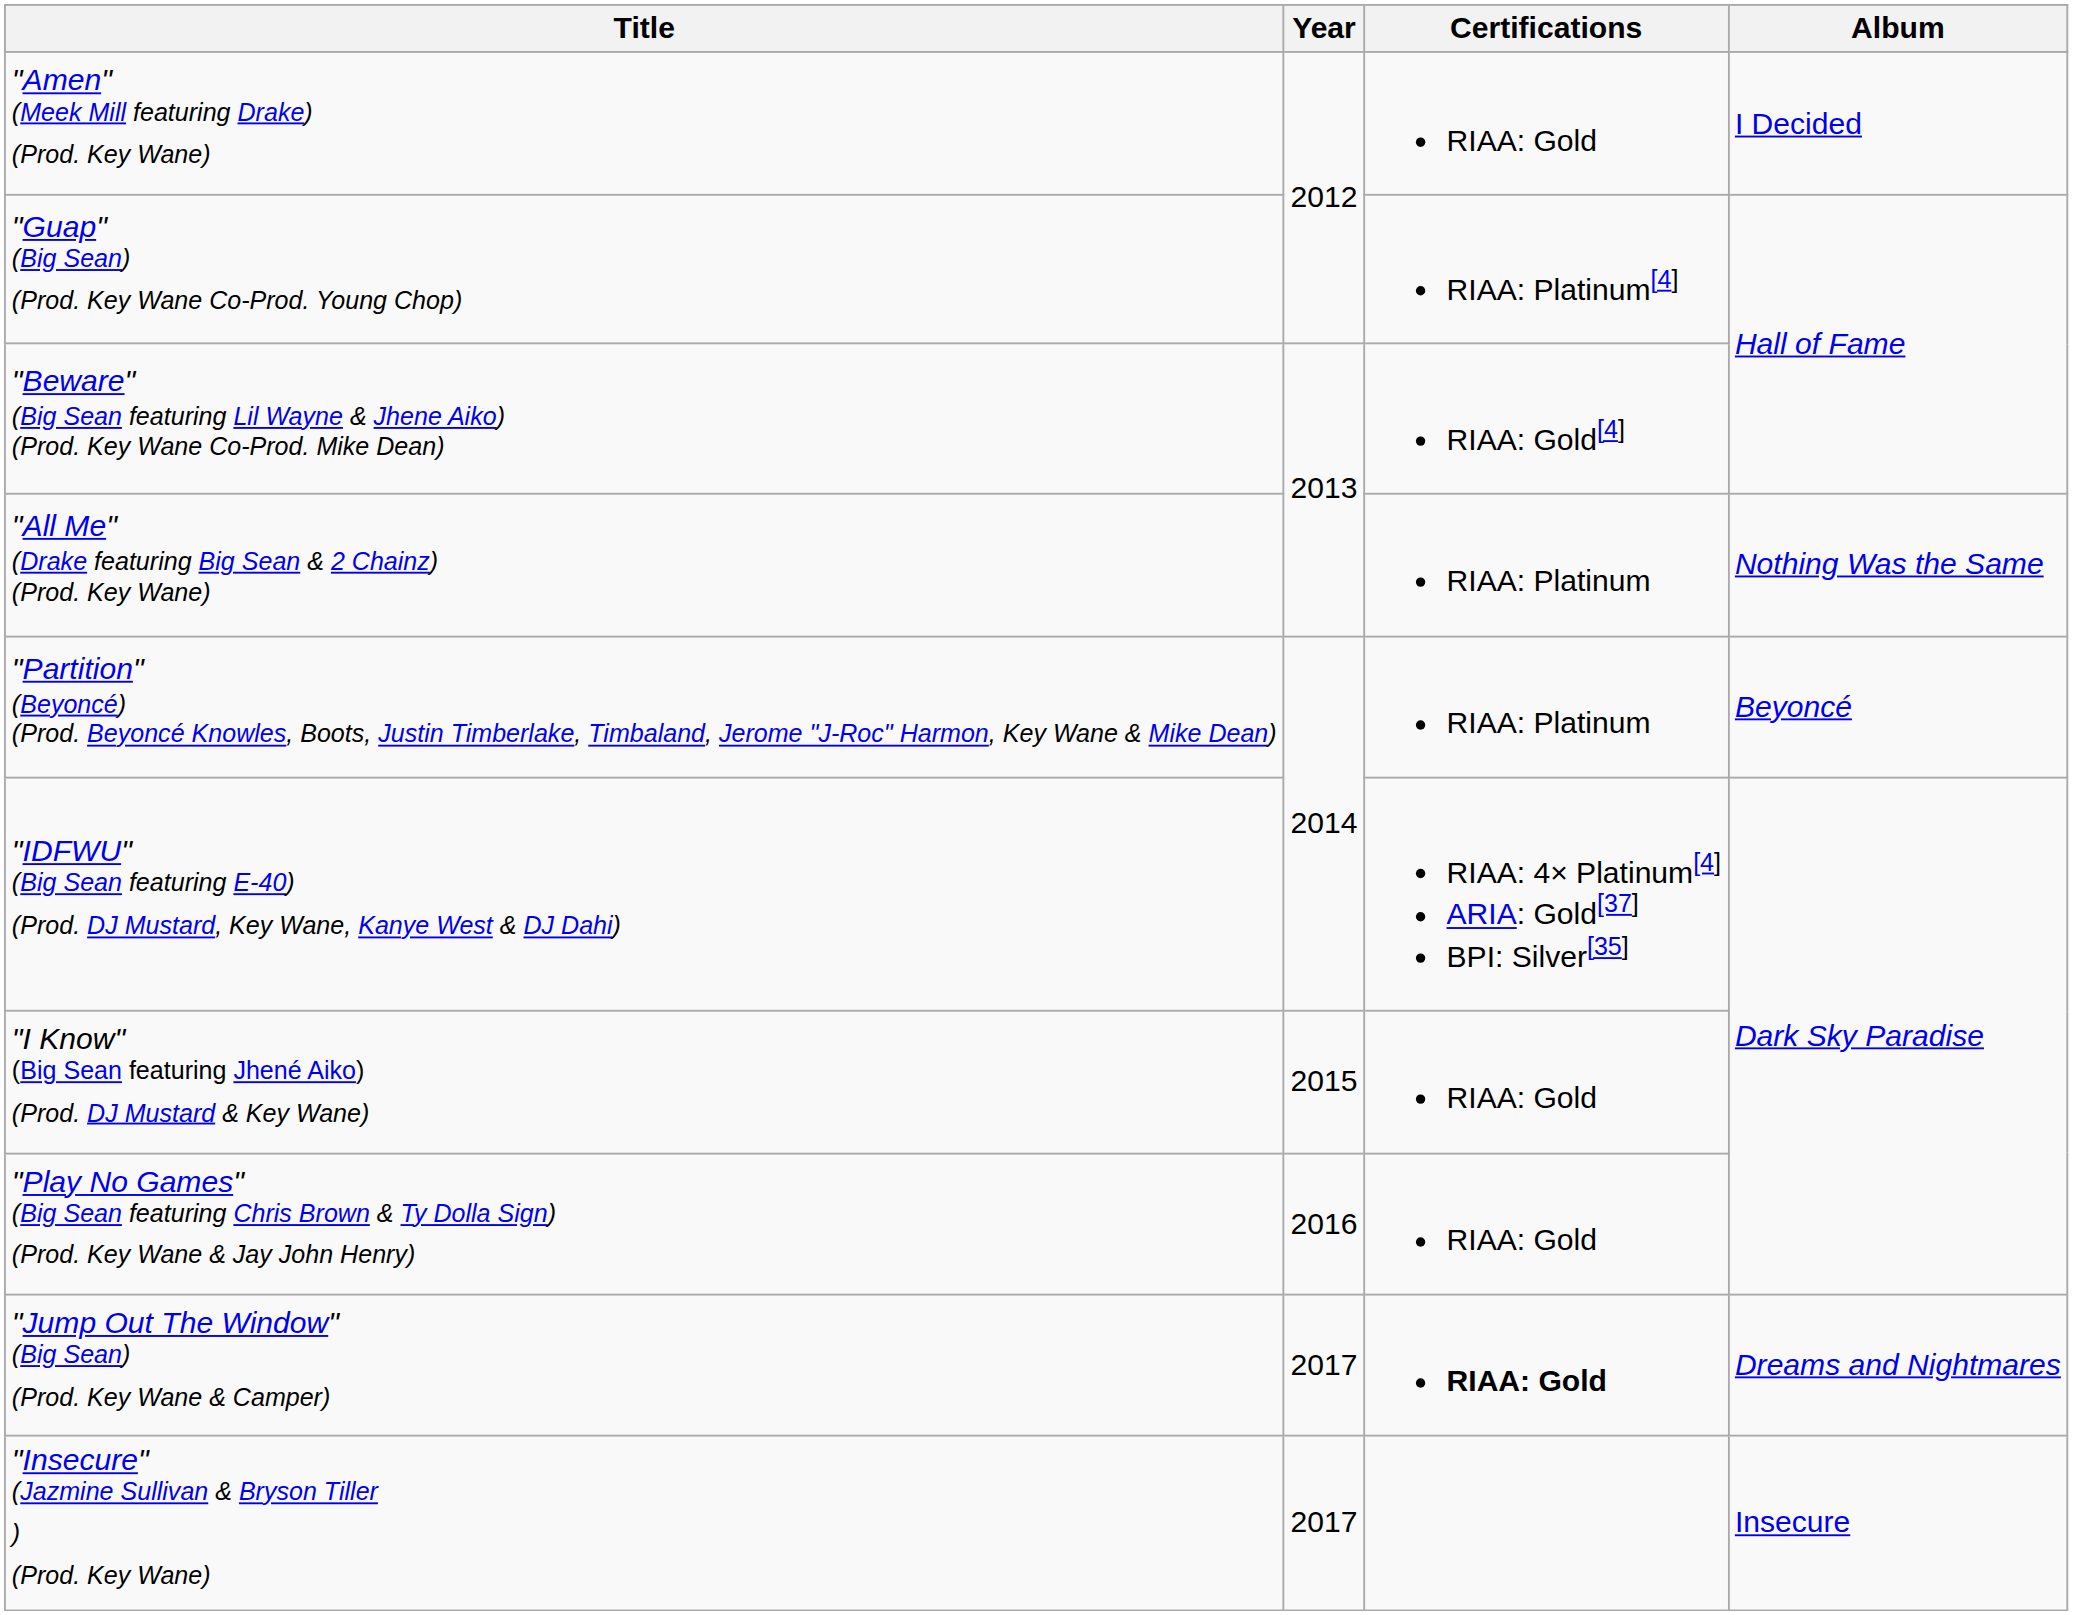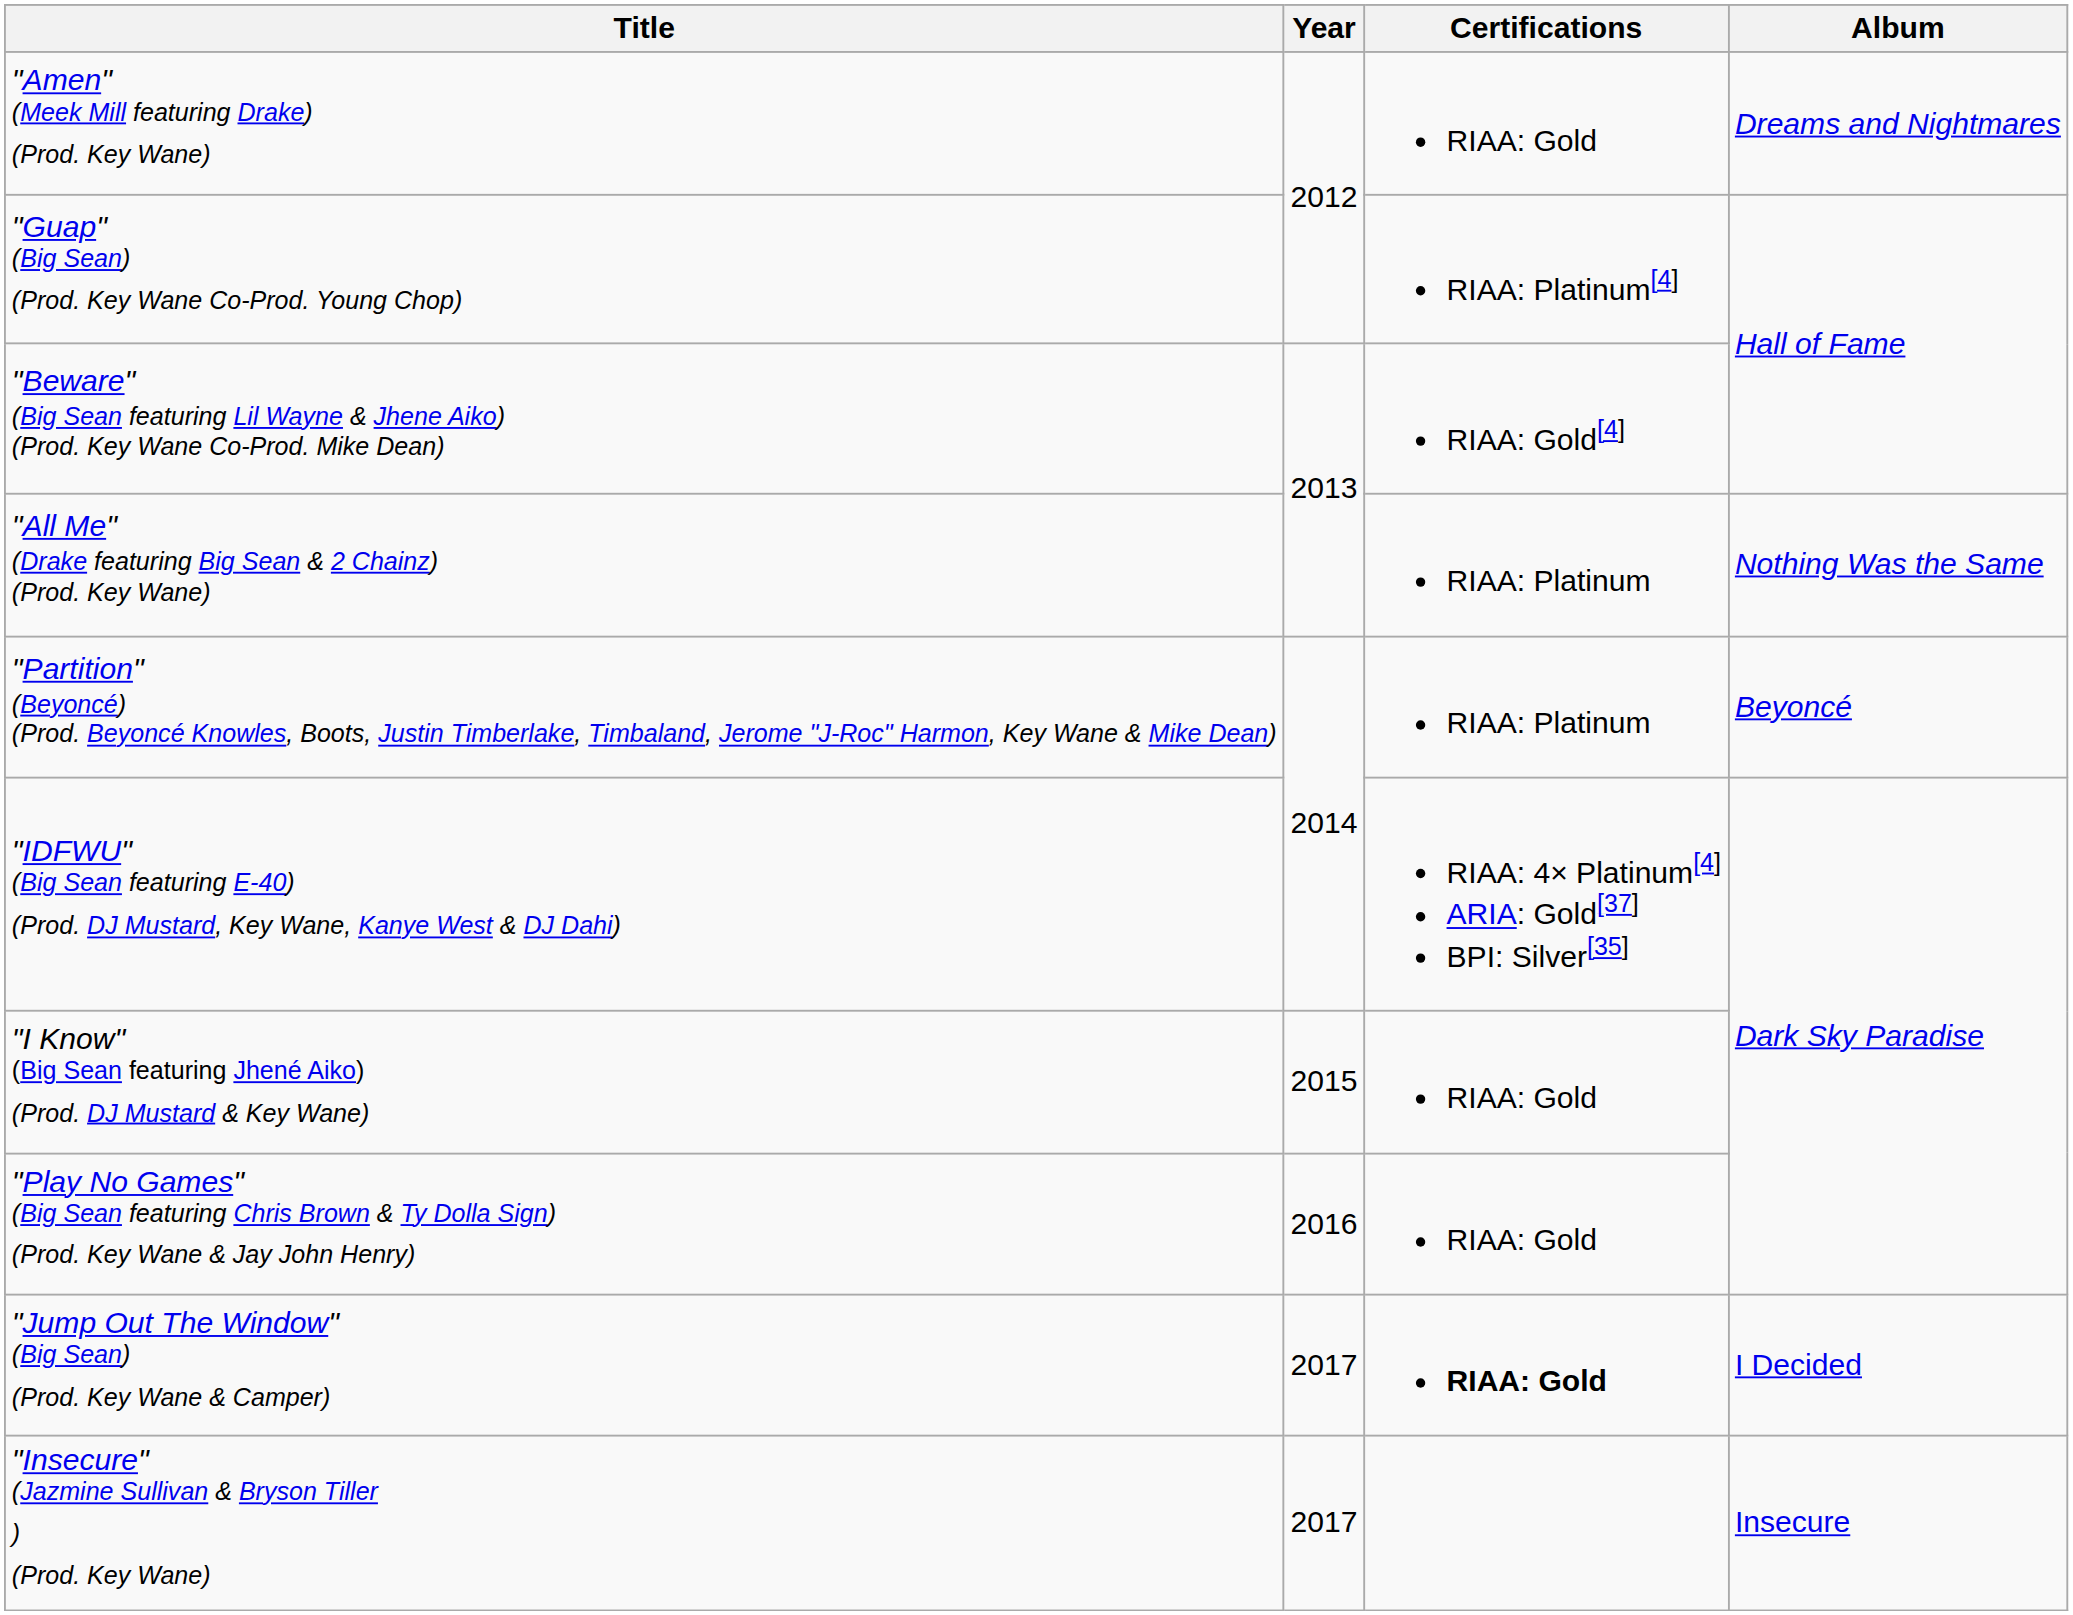(1798, 123) I Decided -> (1898, 123) Dreams and Nightmares
(1898, 1365) Dreams and Nightmares -> (1798, 1365) I Decided
